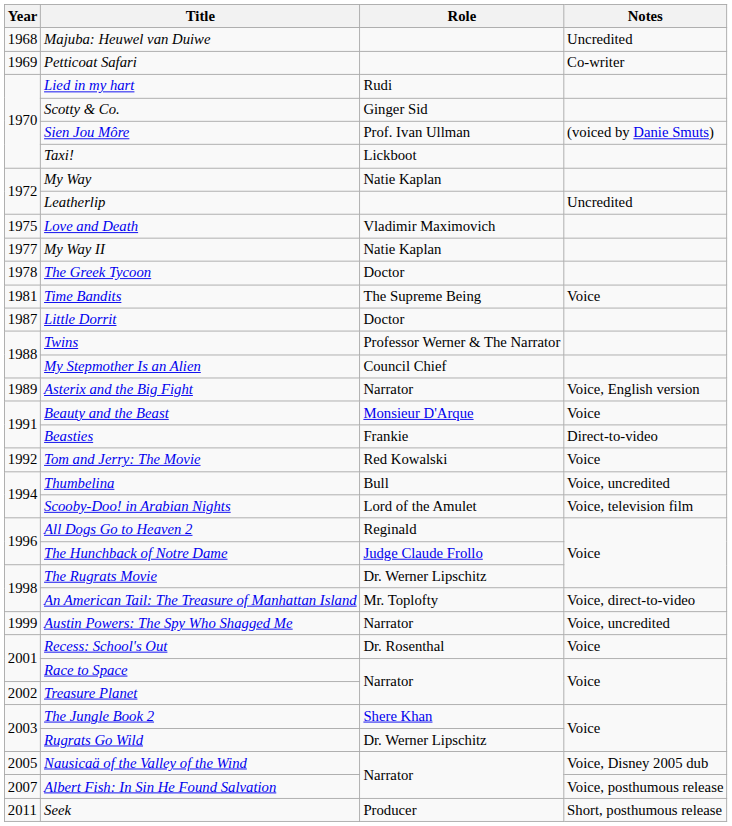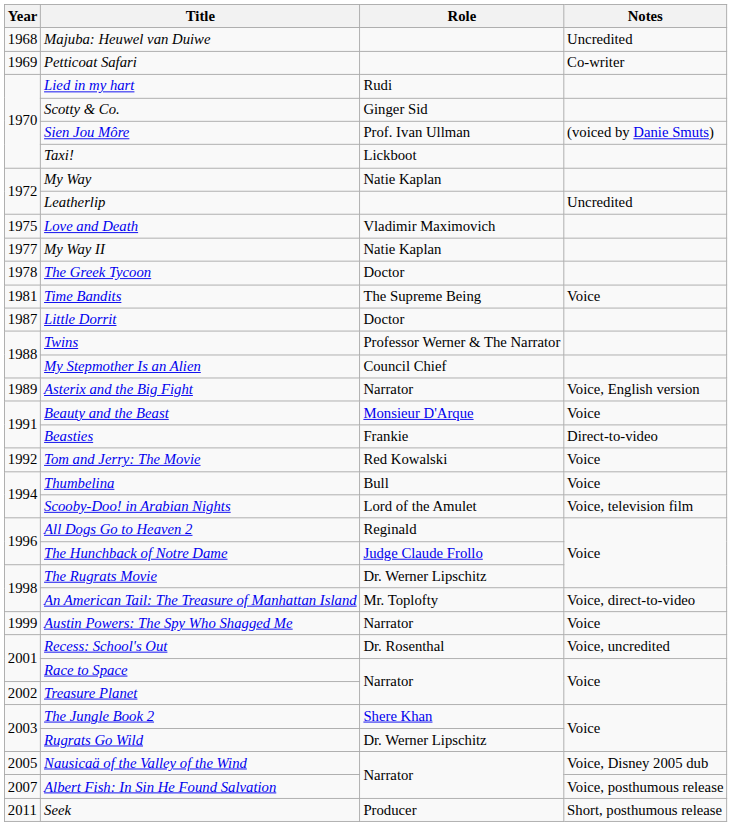(618, 483) Voice, uncredited -> (584, 483) Voice
(618, 623) Voice, uncredited -> (584, 623) Voice
(584, 646) Voice -> (618, 646) Voice, uncredited
